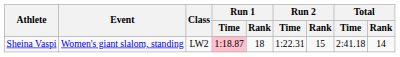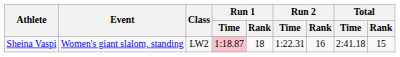(320, 44) 15 -> (320, 44) 16
(381, 44) 14 -> (381, 44) 15
